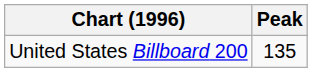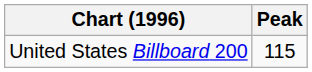(280, 51) 135 -> (280, 51) 115
